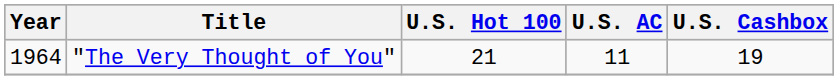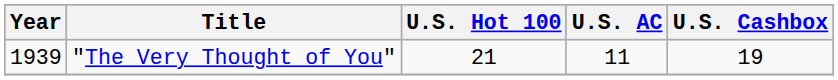(36, 58) 1964 -> (36, 58) 1939
